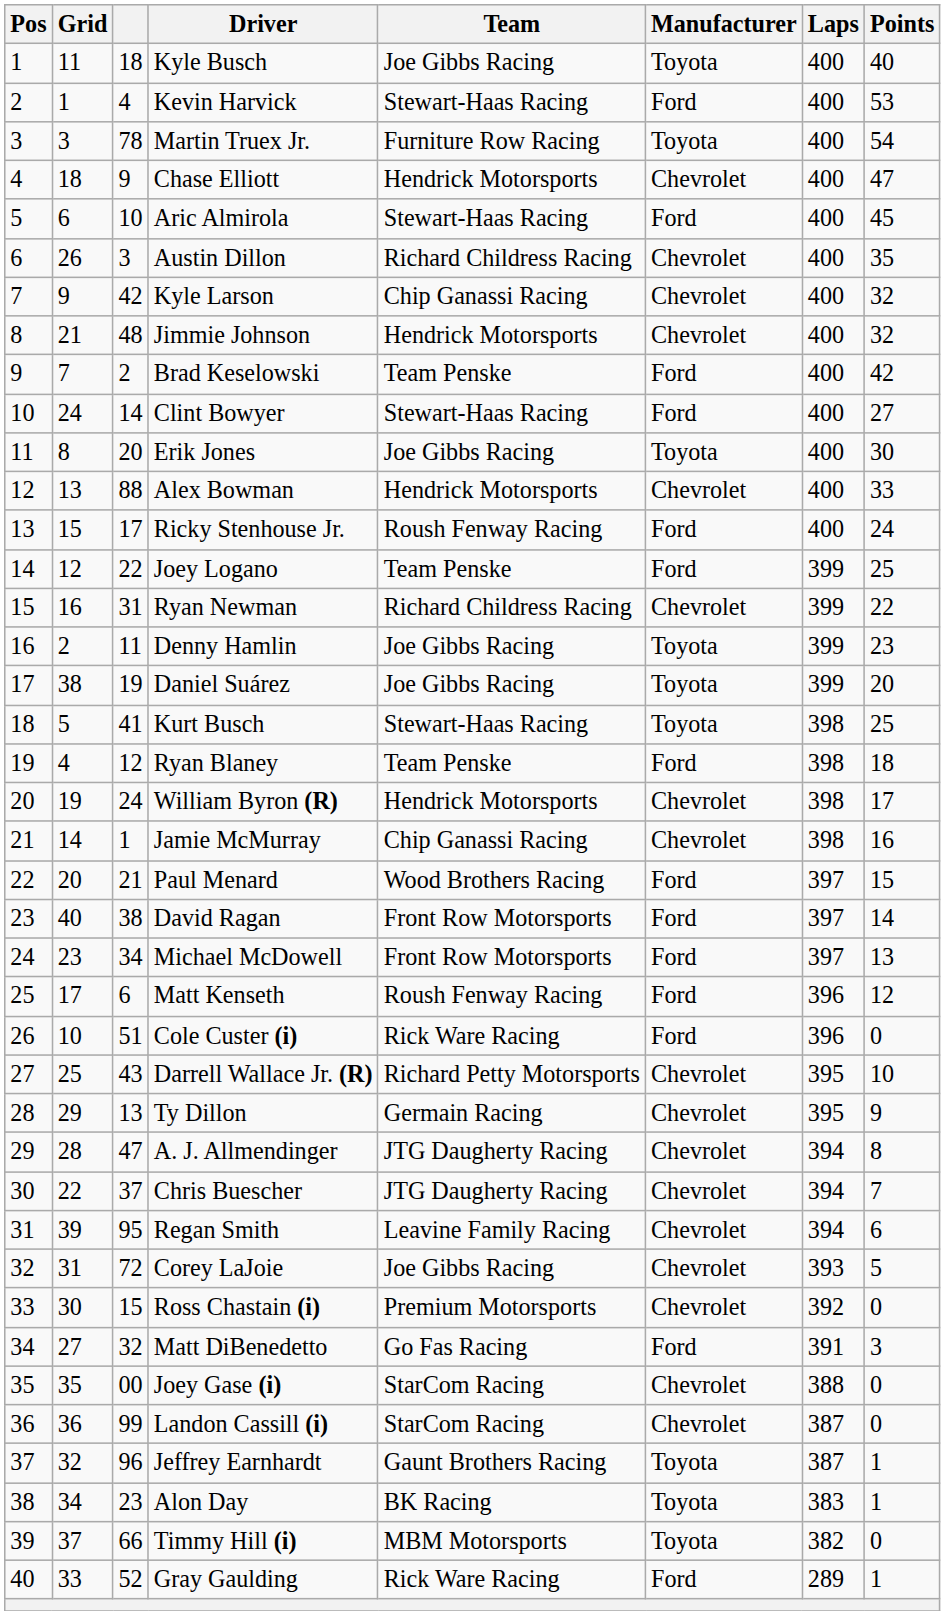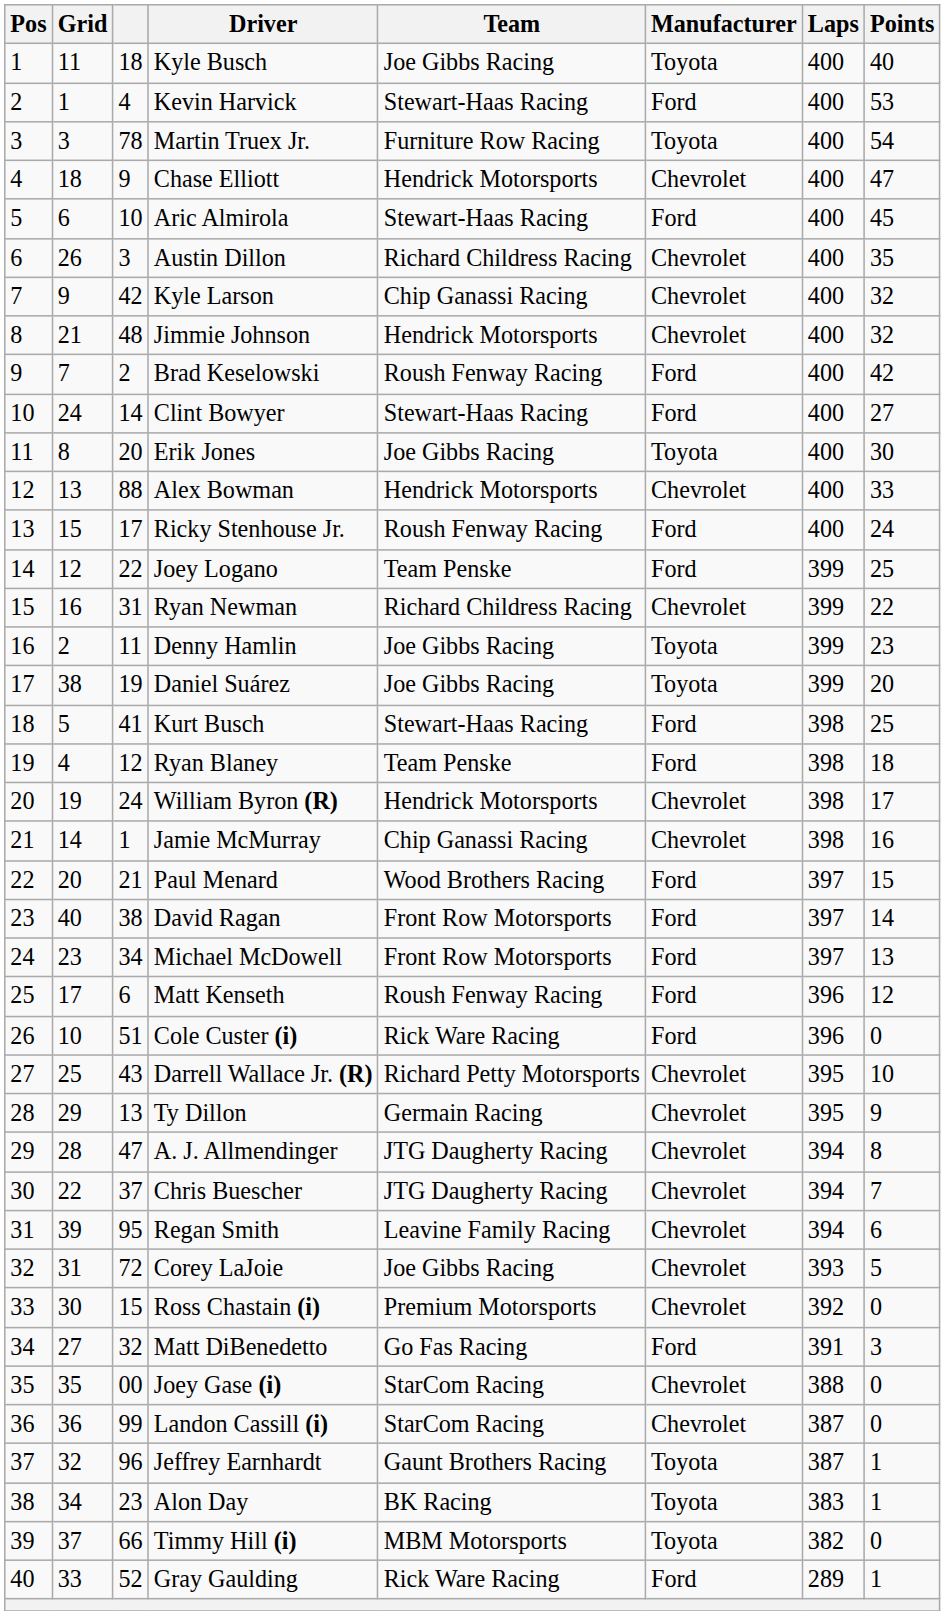(448, 373) Team Penske -> (493, 373) Roush Fenway Racing
(684, 723) Toyota -> (674, 723) Ford
